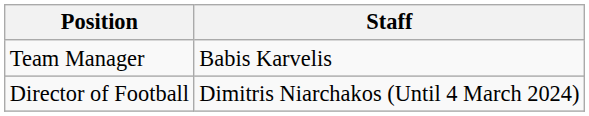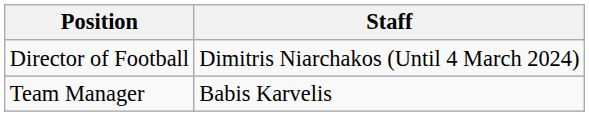rows swapped: (99, 93) <-> (77, 57)
